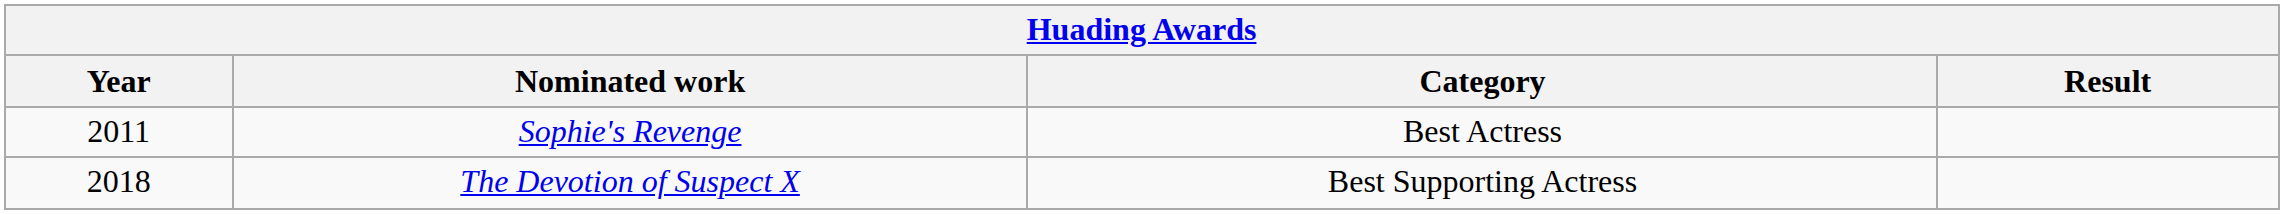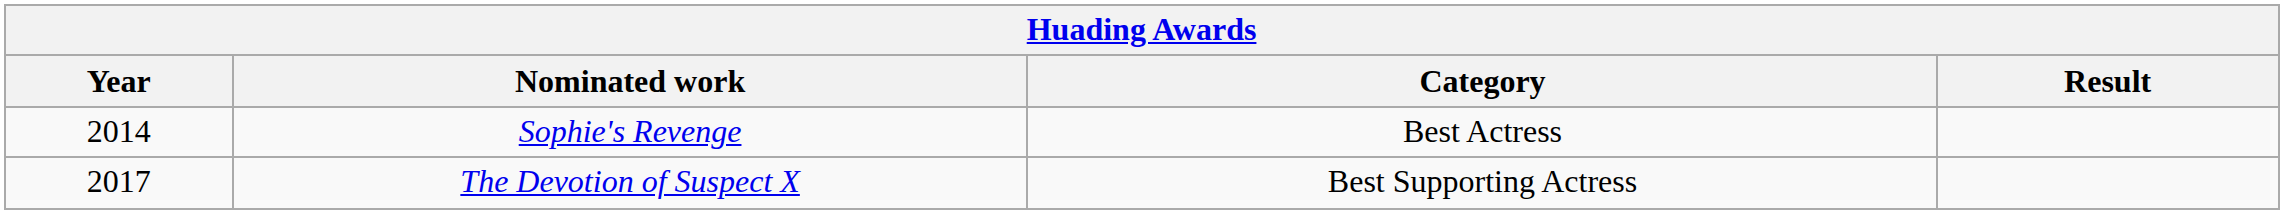(119, 131) 2011 -> (119, 131) 2014
(119, 182) 2018 -> (119, 182) 2017
